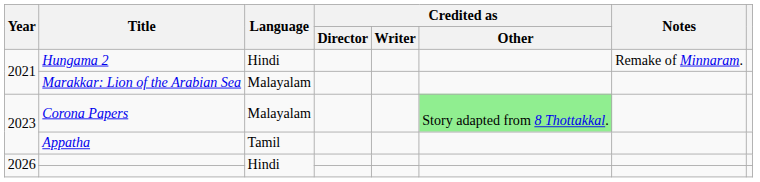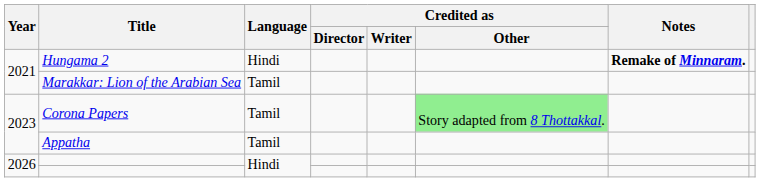(679, 60) normal -> (678, 60) bold
(279, 82) Malayalam -> (264, 82) Tamil
(279, 112) Malayalam -> (264, 112) Tamil
